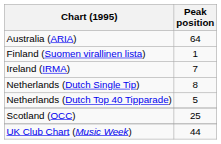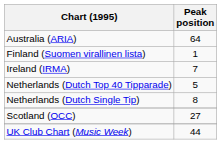rows swapped: (89, 100) <-> (73, 85)
(195, 116) 25 -> (195, 116) 27
